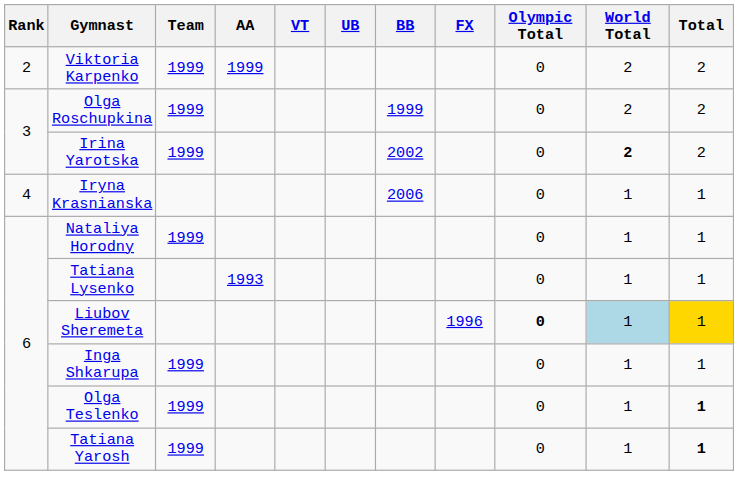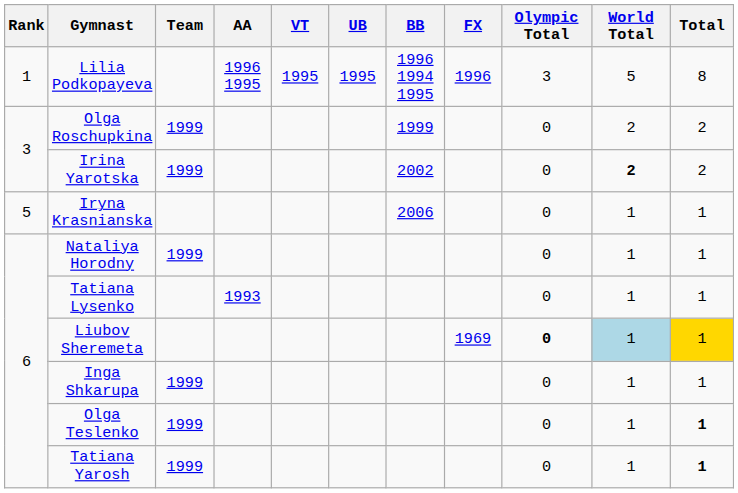+ row: (102, 77)
- row: (102, 68)
(26, 195) 4 -> (26, 213) 5
(465, 322) 1996 -> (473, 340) 1969
